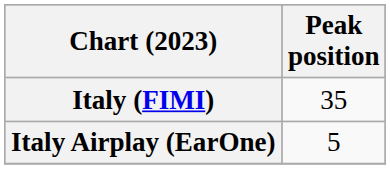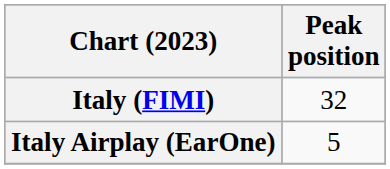(334, 99) 35 -> (334, 99) 32
